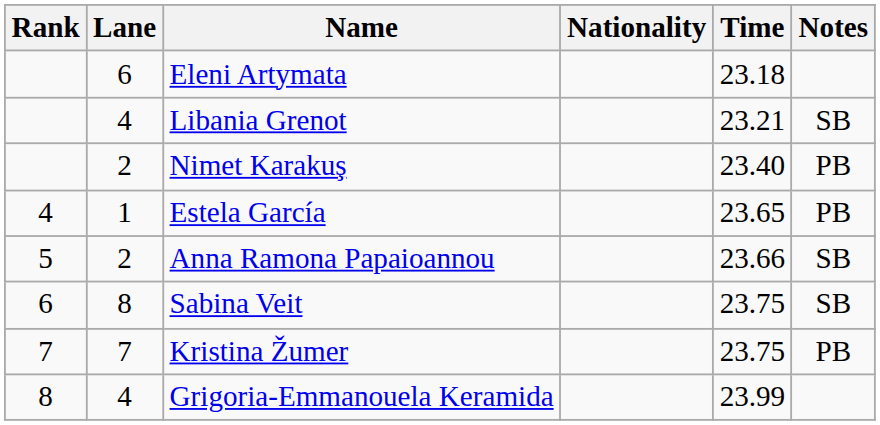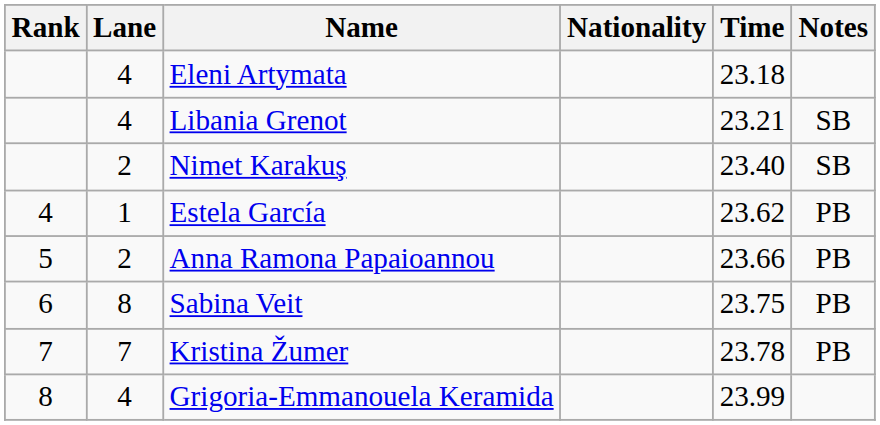(125, 73) 6 -> (125, 73) 4
(833, 166) PB -> (833, 166) SB
(752, 212) 23.65 -> (752, 212) 23.62
(833, 258) SB -> (833, 258) PB
(833, 304) SB -> (833, 304) PB
(752, 350) 23.75 -> (752, 350) 23.78
